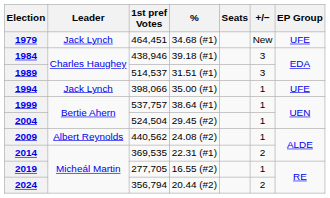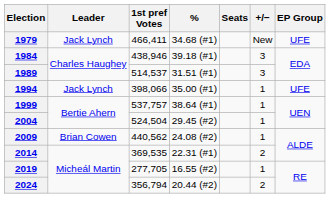(149, 39) 464,451 -> (149, 39) 466,411
(88, 136) Albert Reynolds -> (88, 136) Brian Cowen
